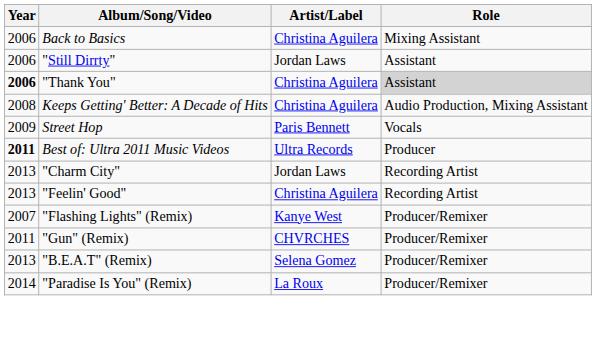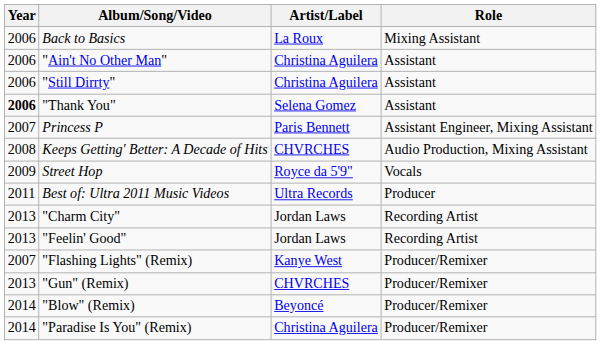(326, 37) Christina Aguilera -> (299, 37) La Roux
+ row: (105, 60)
(310, 60) Jordan Laws -> (326, 82) Christina Aguilera
(326, 82) Christina Aguilera -> (315, 104) Selena Gomez
(410, 82) lightgrey background -> (410, 104) no background
+ row: (73, 127)
(326, 104) Christina Aguilera -> (312, 149) CHVRCHES
(312, 127) Paris Bennett -> (314, 171) Royce da 5'9"
(21, 149) bold -> (22, 194) normal
(326, 194) Christina Aguilera -> (310, 238) Jordan Laws
(22, 238) 2011 -> (22, 283) 2013
- row: (97, 261)
+ row: (89, 305)
(299, 283) La Roux -> (326, 328) Christina Aguilera
